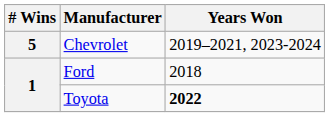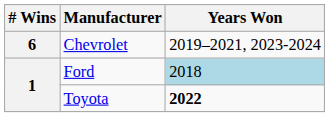(32, 44) 5 -> (32, 44) 6
(185, 71) no background -> (185, 71) lightblue background
